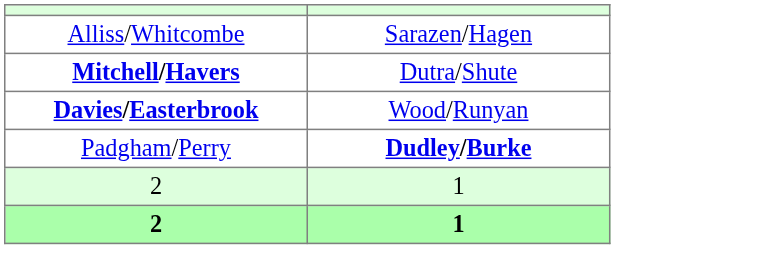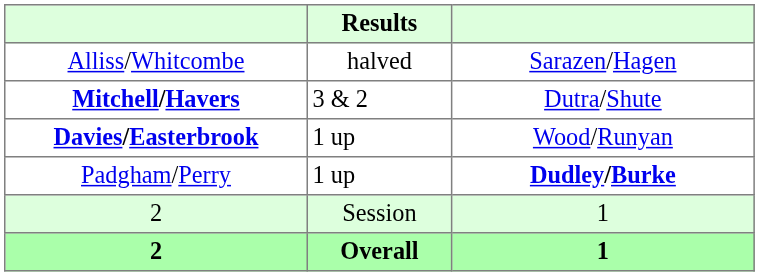+ column: (379, 23)
